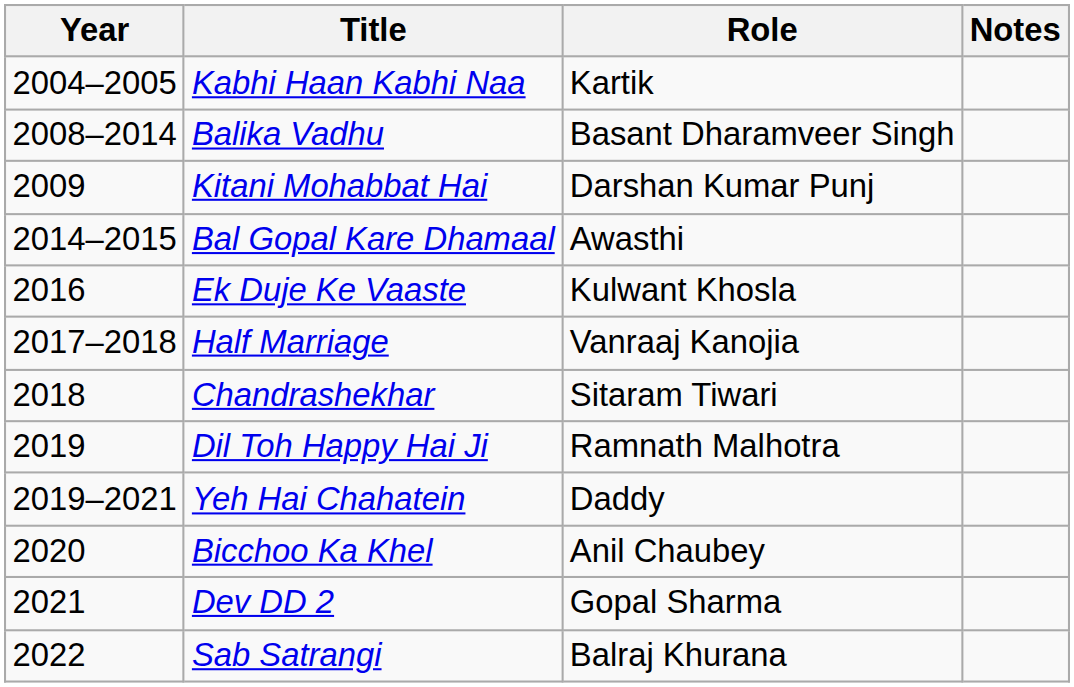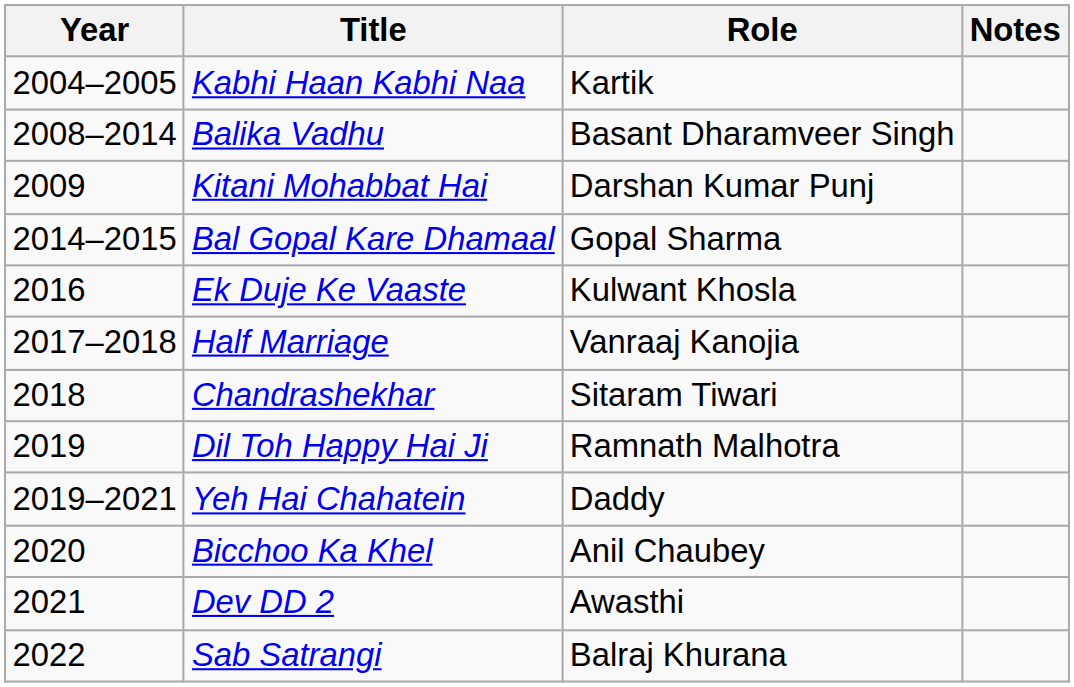(627, 238) Awasthi -> (676, 238) Gopal Sharma
(676, 602) Gopal Sharma -> (627, 602) Awasthi
